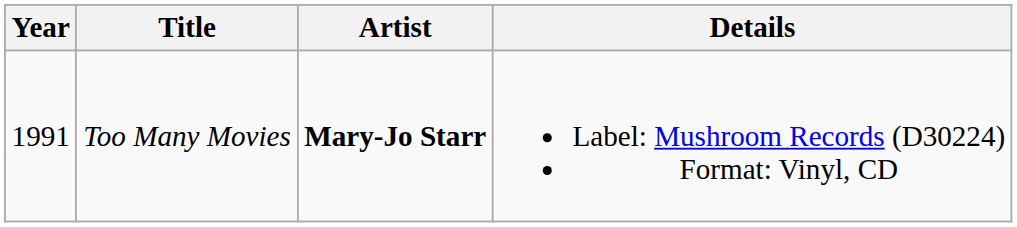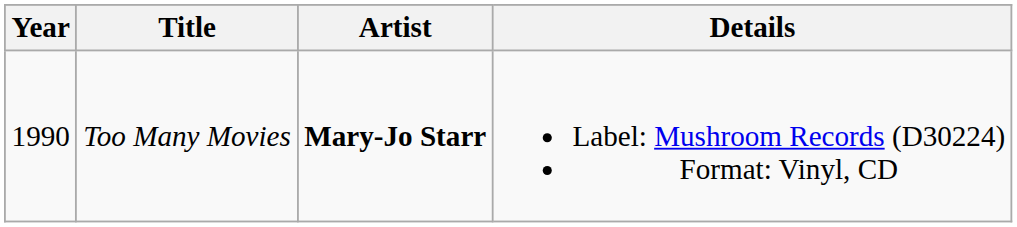(41, 135) 1991 -> (41, 135) 1990
